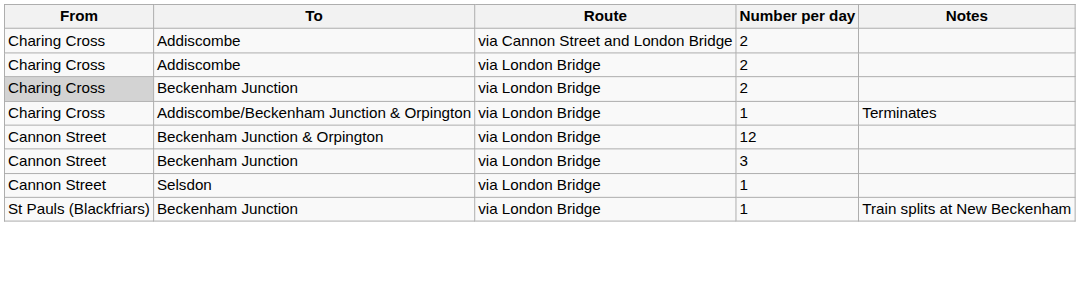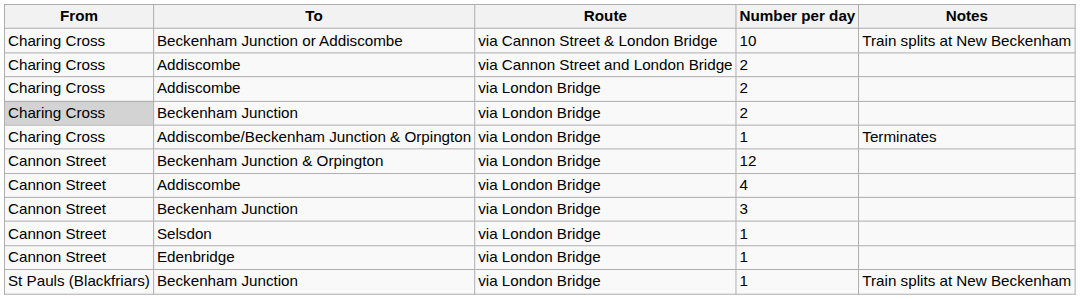+ row: (280, 40)
+ row: (199, 185)
+ row: (196, 257)
